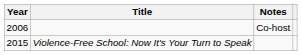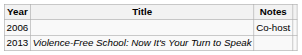(17, 43) 2015 -> (17, 43) 2013
